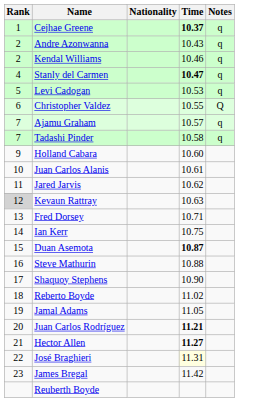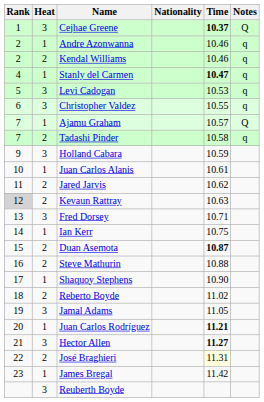+ column: (45, 12)
(220, 28) q -> (245, 28) Q
(192, 43) 10.43 -> (217, 43) 10.46
(220, 106) Q -> (245, 106) q
(220, 122) q -> (245, 122) Q
(192, 153) 10.60 -> (217, 153) 10.59
